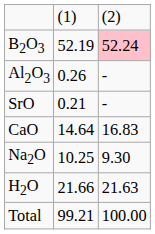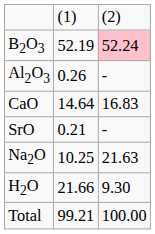rows swapped: (23, 129) <-> (21, 103)
(116, 157) 9.30 -> (120, 157) 21.63
(120, 187) 21.63 -> (116, 187) 9.30
